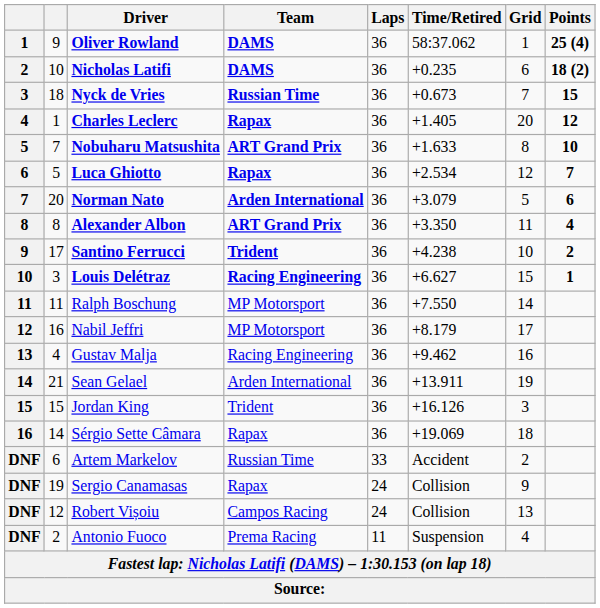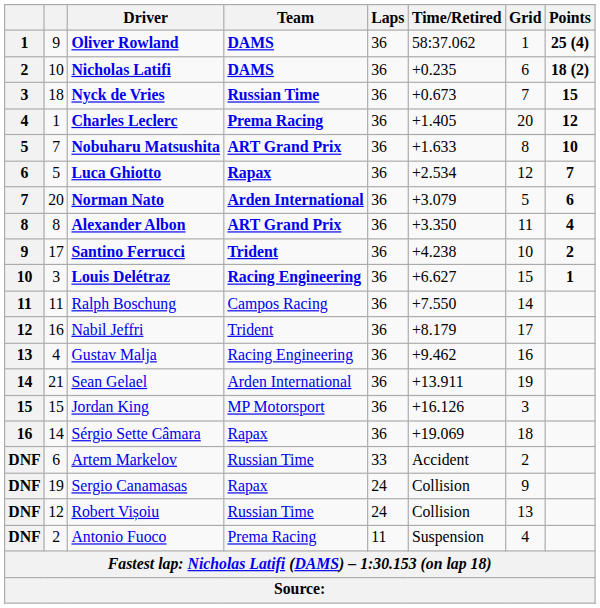(249, 121) Rapax -> (275, 121) Prema Racing
(276, 303) MP Motorsport -> (278, 303) Campos Racing
(276, 329) MP Motorsport -> (250, 329) Trident
(250, 407) Trident -> (276, 407) MP Motorsport
(278, 511) Campos Racing -> (271, 511) Russian Time
